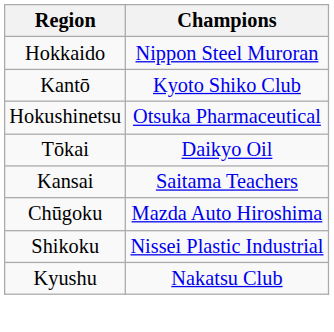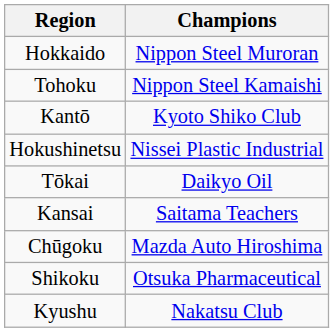+ row: (65, 85)
(227, 117) Otsuka Pharmaceutical -> (227, 149) Nissei Plastic Industrial
(227, 246) Nissei Plastic Industrial -> (227, 278) Otsuka Pharmaceutical
